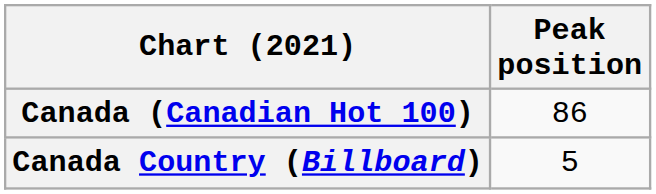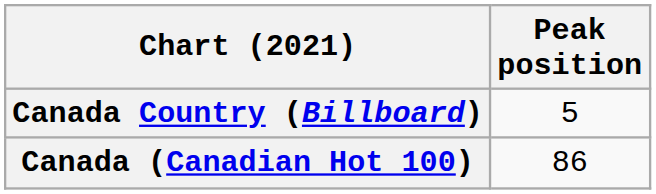rows swapped: (248, 114) <-> (248, 163)
